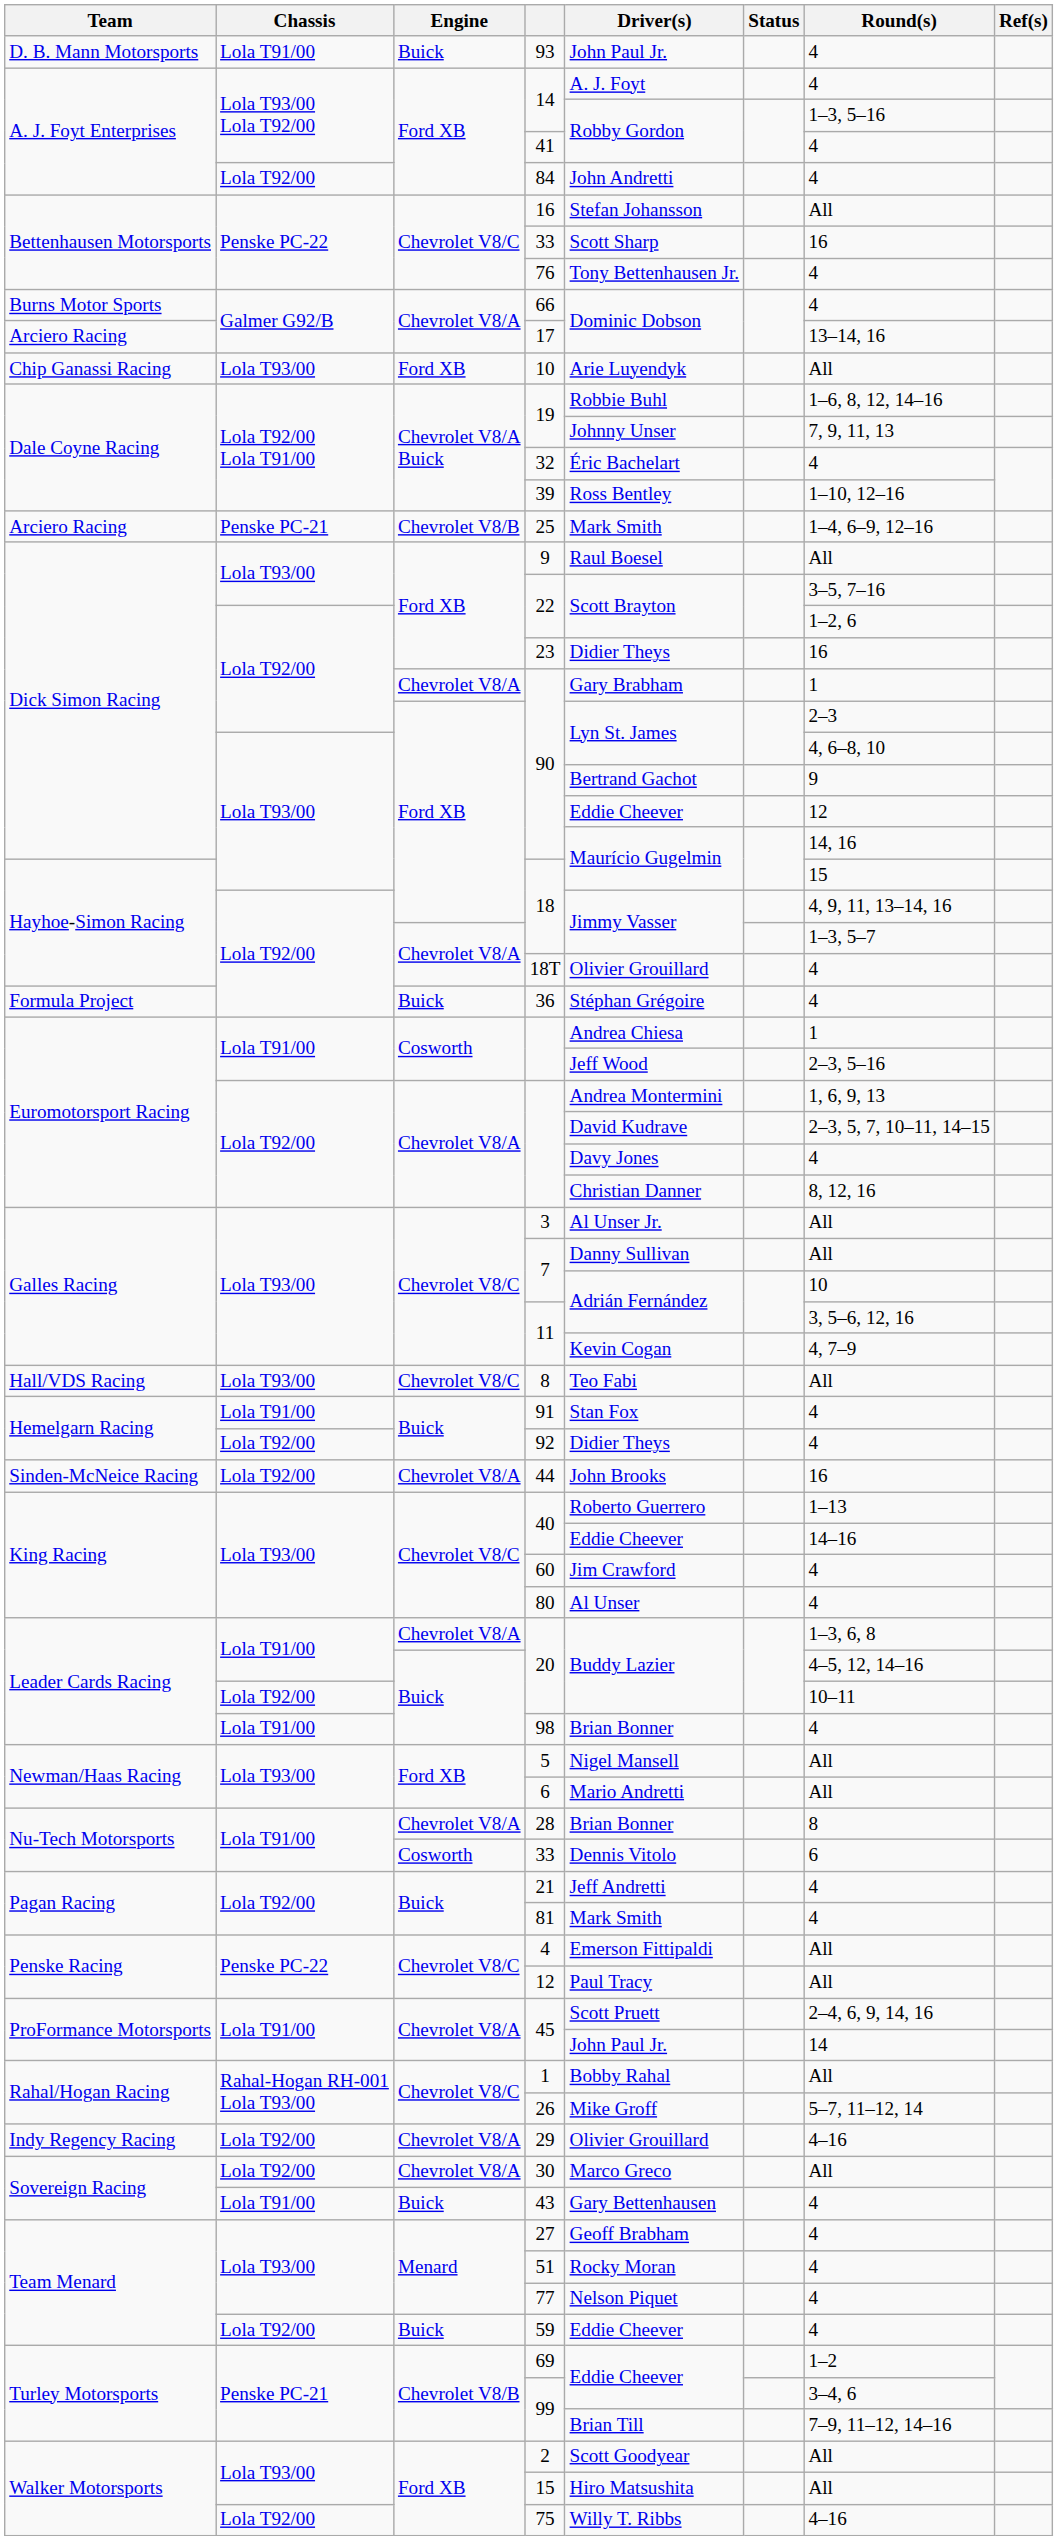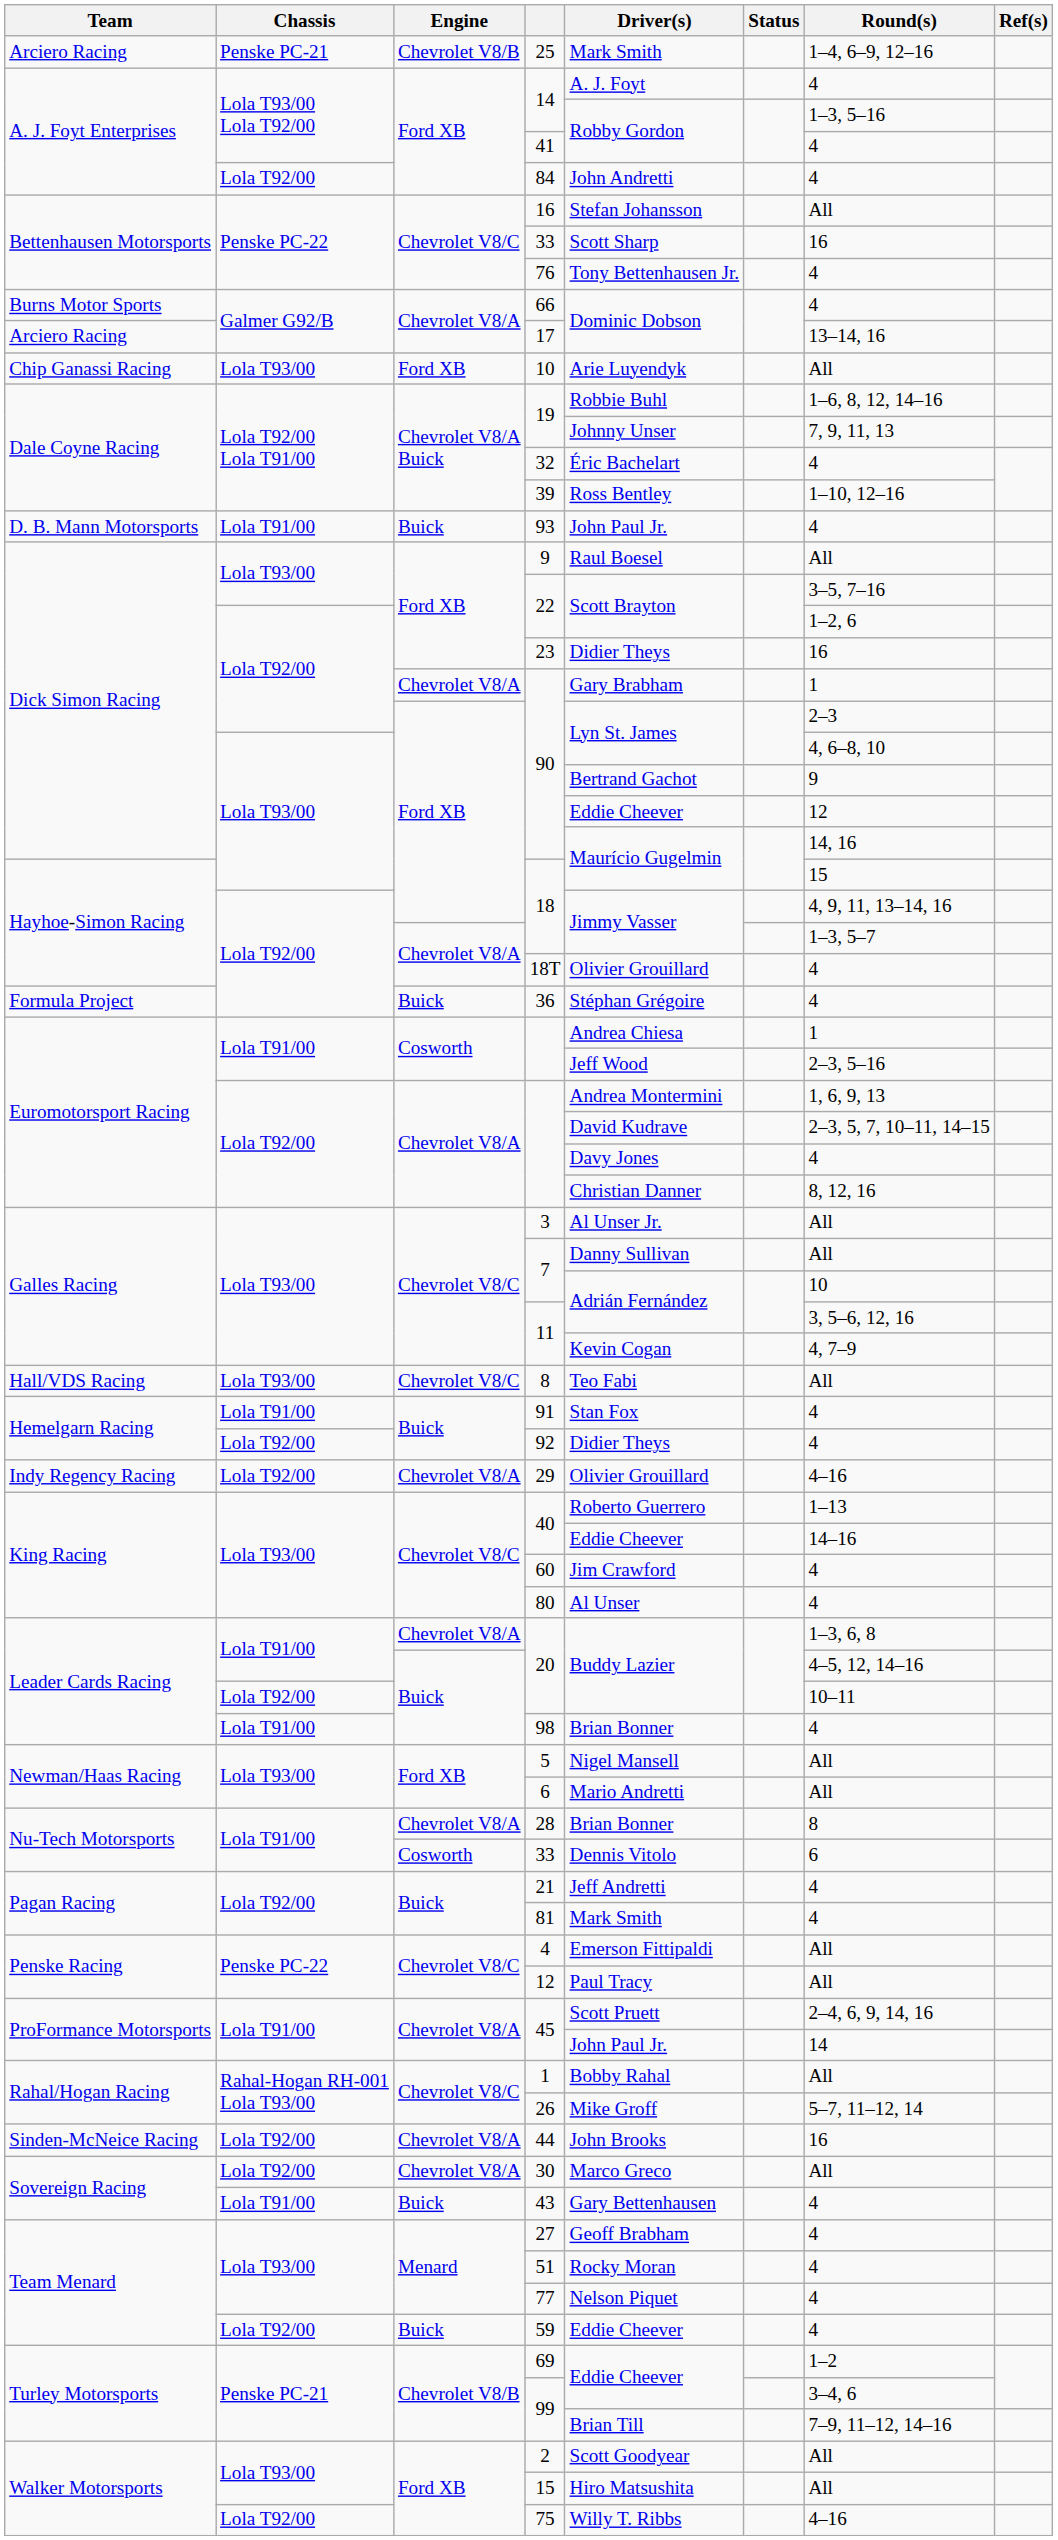rows swapped: (274, 526) <-> (268, 51)
rows swapped: (268, 2139) <-> (268, 1475)
